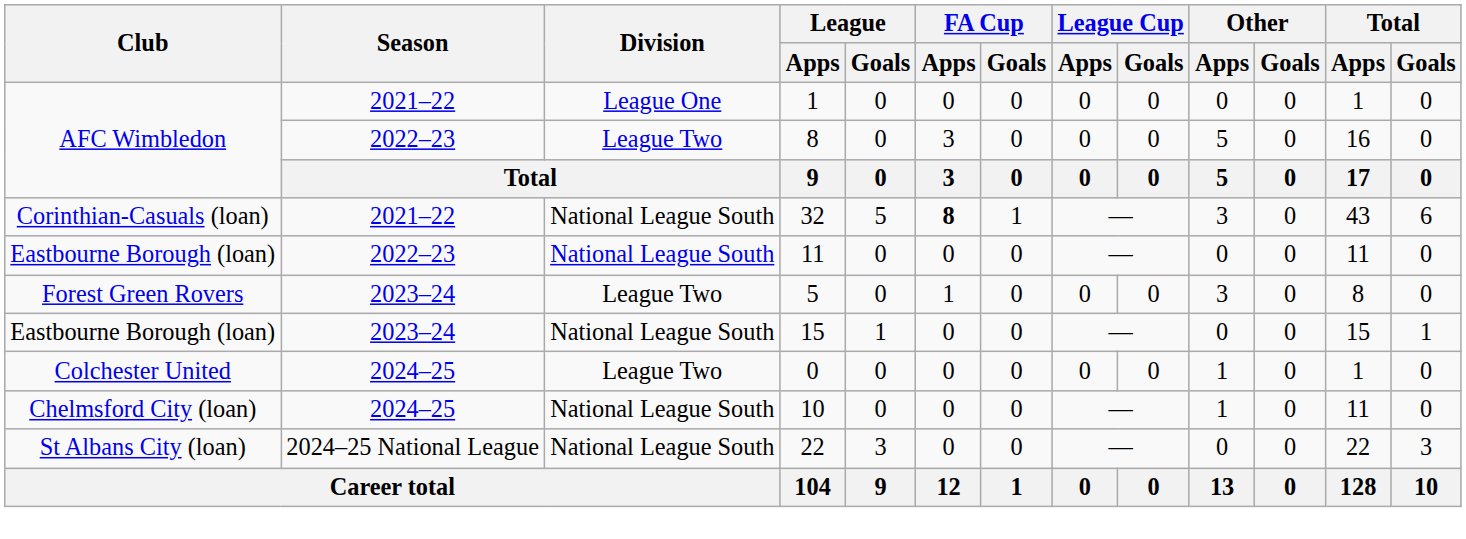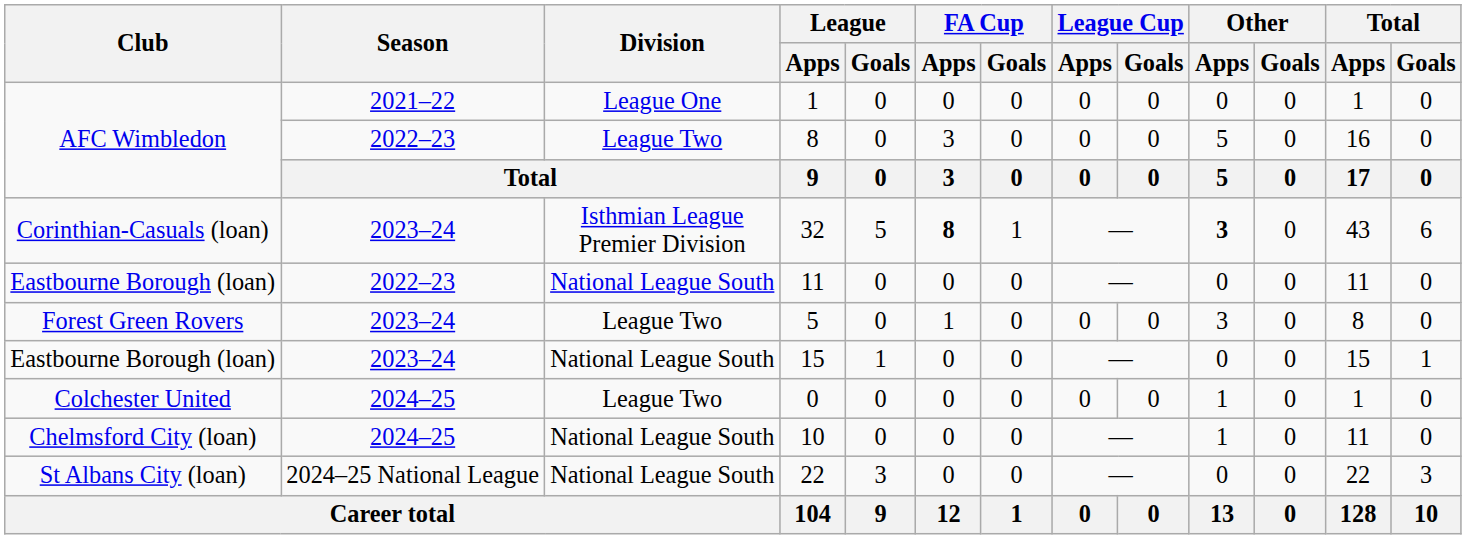(413, 216) 2021–22 -> (413, 230) 2023–24
(662, 216) National League South -> (662, 230) Isthmian League Premier Division
(1222, 216) normal -> (1222, 230) bold
